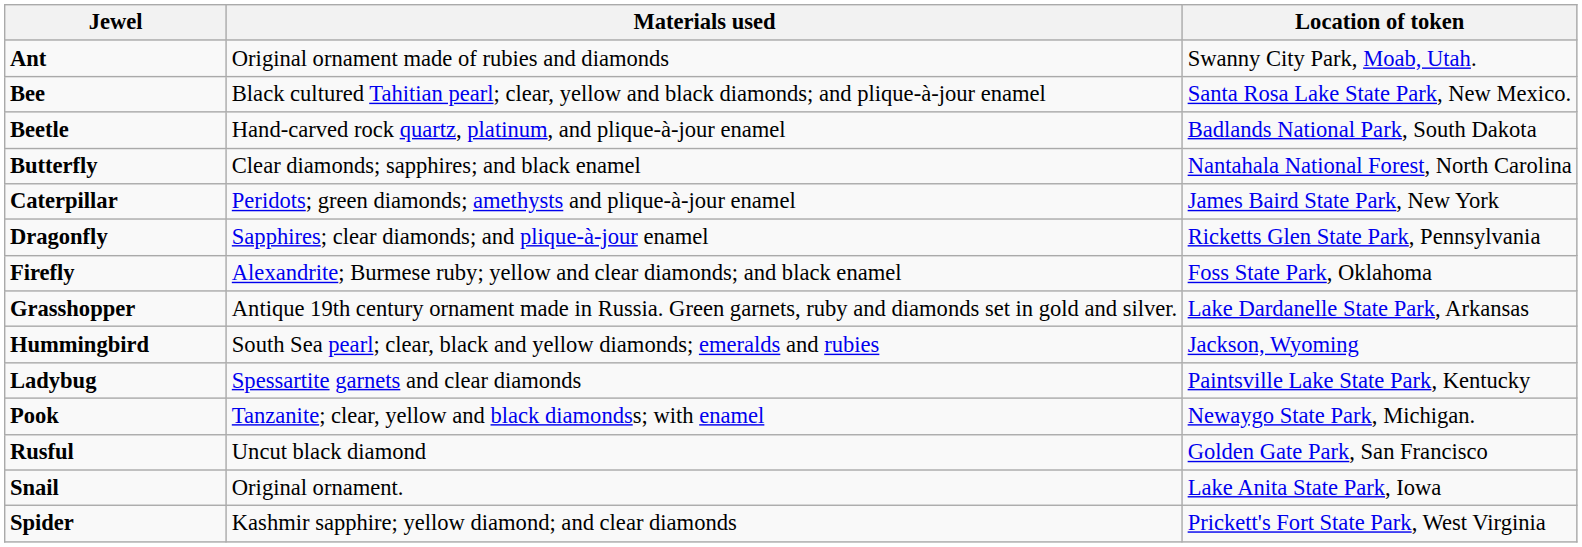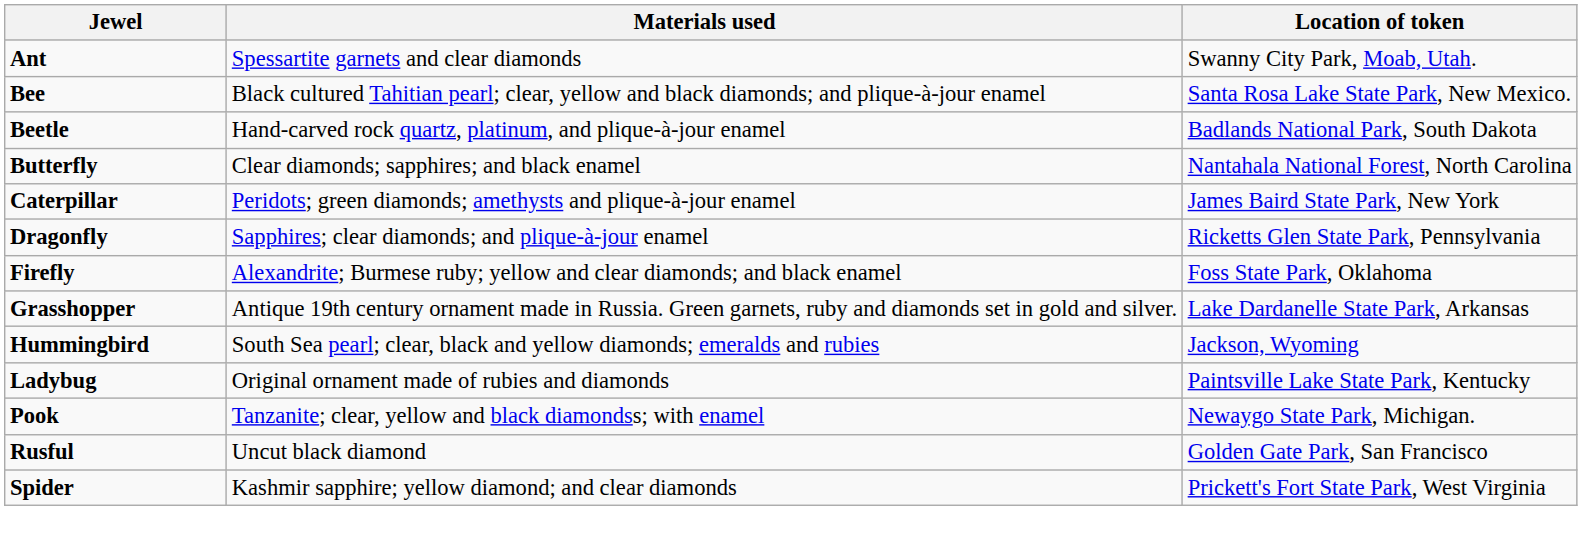(450, 58) Original ornament made of rubies and diamonds -> (407, 58) Spessartite garnets and clear diamonds
(407, 380) Spessartite garnets and clear diamonds -> (450, 380) Original ornament made of rubies and diamonds
- row: (34, 487)
